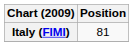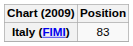(103, 32) 81 -> (103, 32) 83
